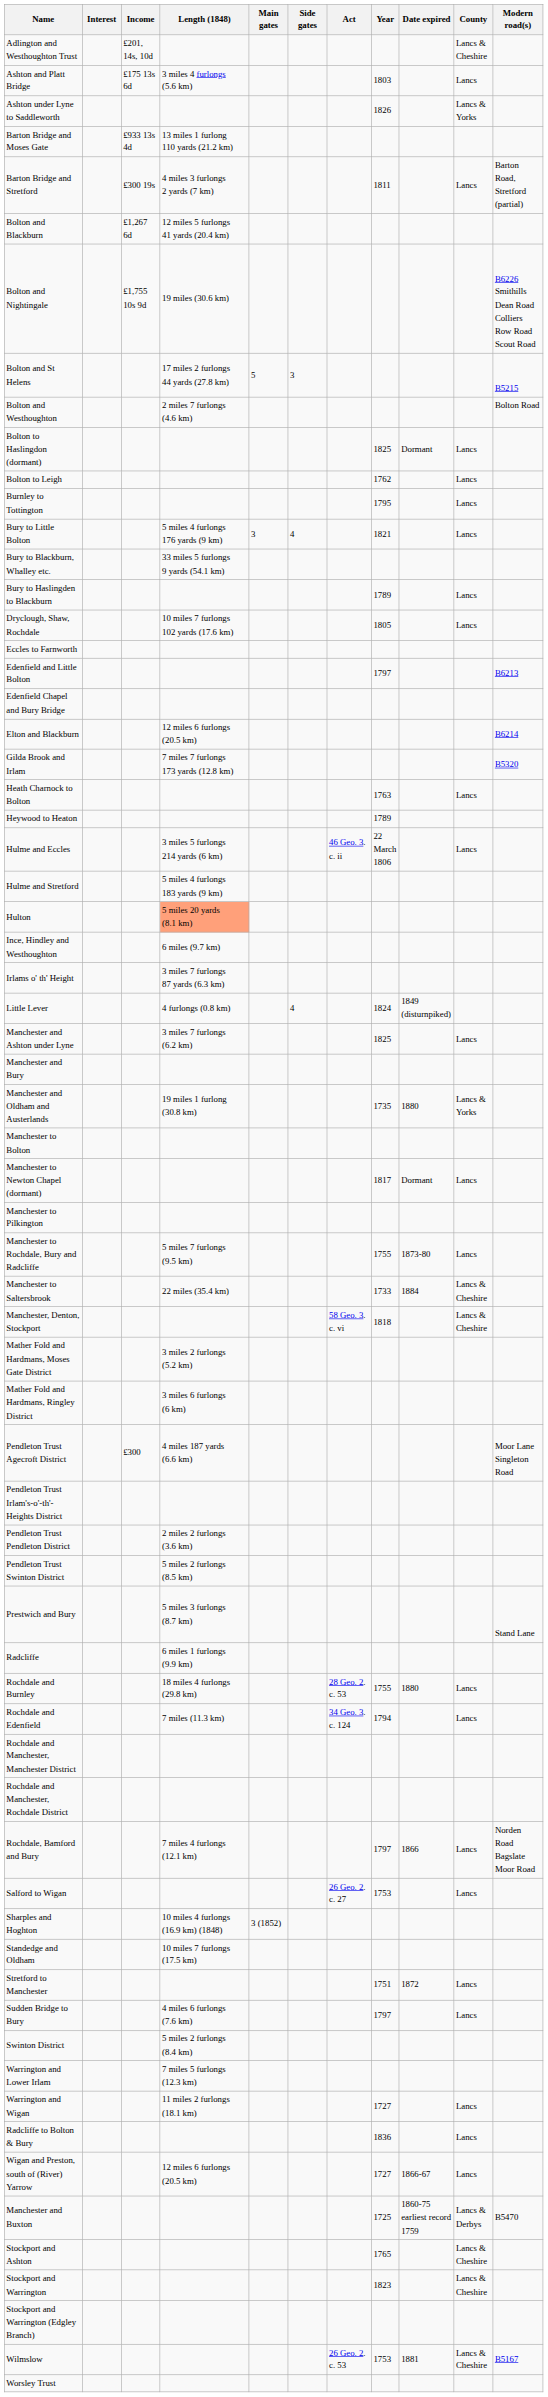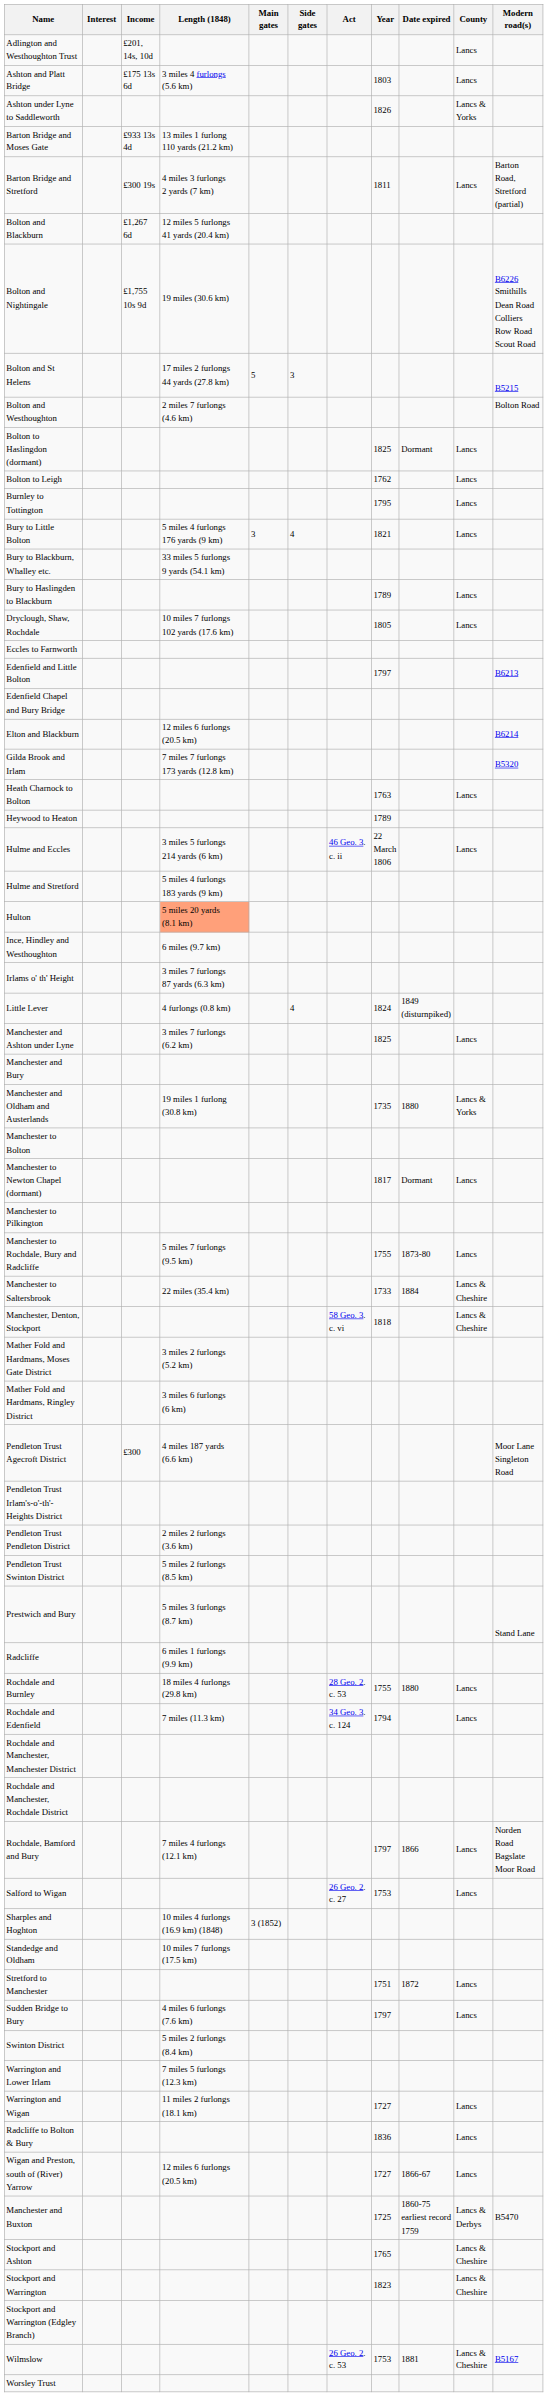(472, 50) Lancs & Cheshire -> (466, 50) Lancs
